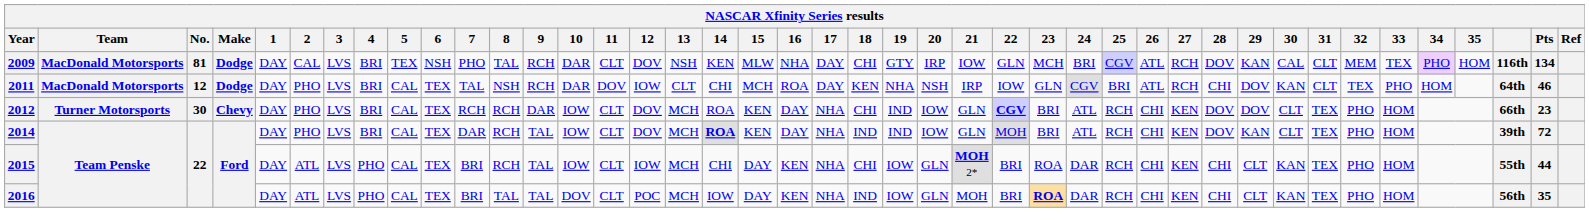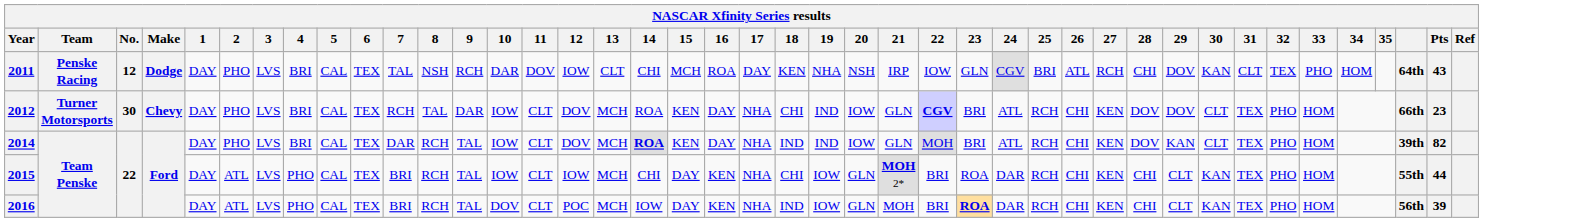- row: (21, 62)
(112, 85) MacDonald Motorsports -> (77, 71) Penske Racing
(1545, 85) 46 -> (1439, 71) 43
(506, 109) RCH -> (435, 111) TAL
(1545, 132) 72 -> (1439, 142) 82
(506, 195) TAL -> (435, 206) RCH
(1545, 195) 35 -> (1439, 206) 39
